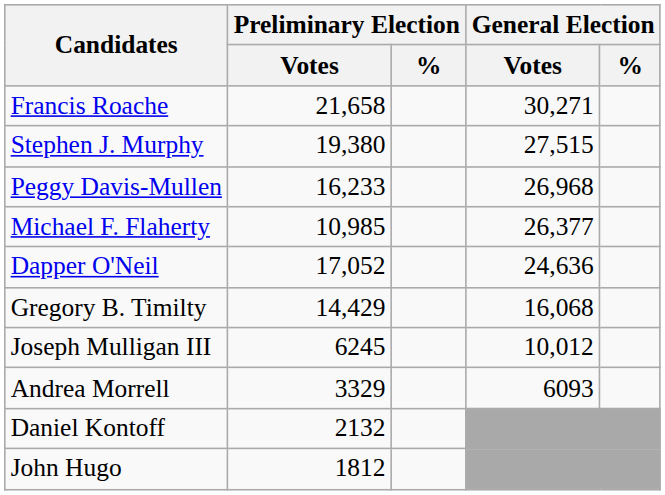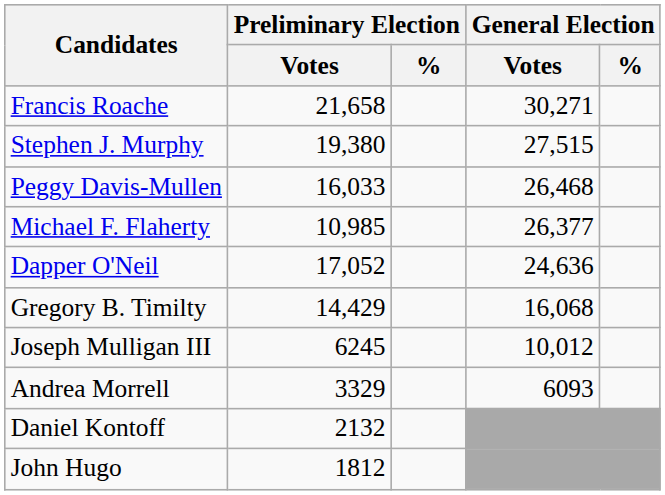(351, 186) 16,233 -> (351, 186) 16,033
(559, 186) 26,968 -> (559, 186) 26,468
